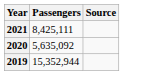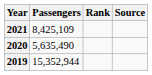+ column: (98, 12)
(53, 29) 8,425,111 -> (53, 29) 8,425,109
(53, 45) 5,635,092 -> (53, 45) 5,635,490
